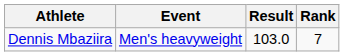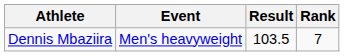(271, 39) 103.0 -> (271, 39) 103.5
